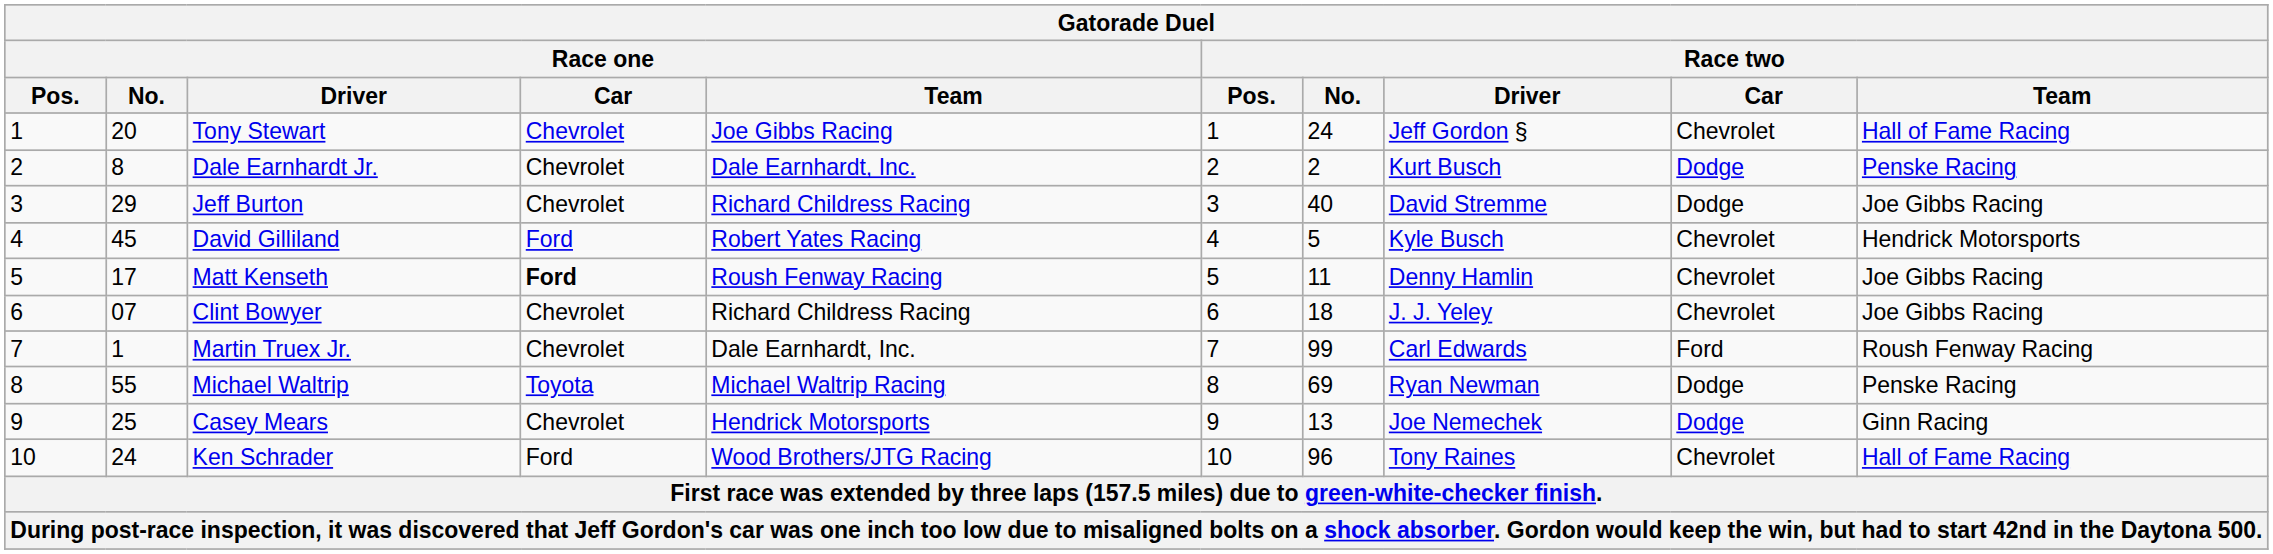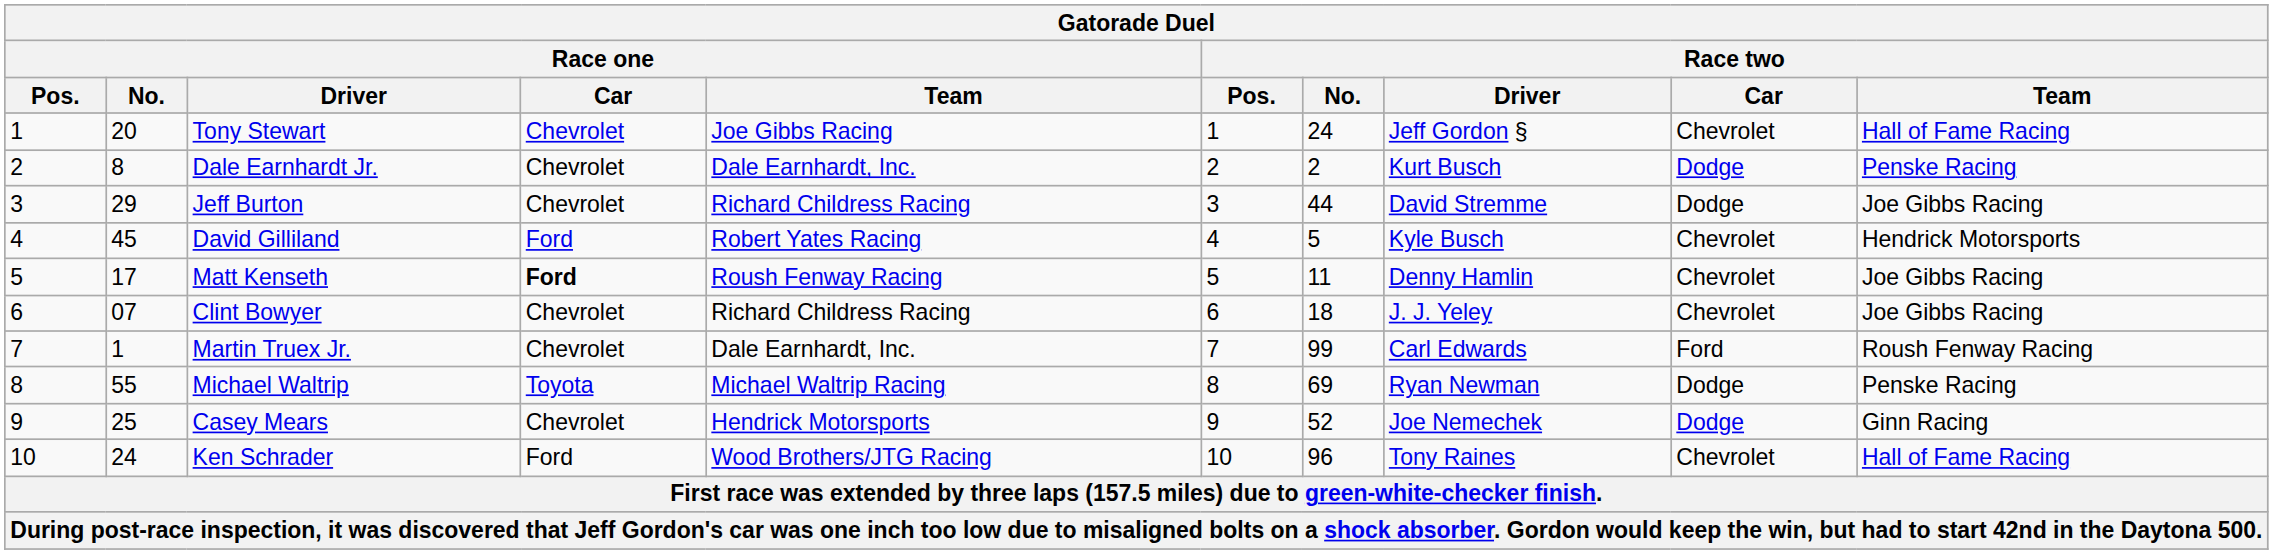(1320, 204) 40 -> (1320, 204) 44
(1320, 421) 13 -> (1320, 421) 52
